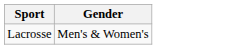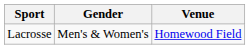+ column: (198, 14)
